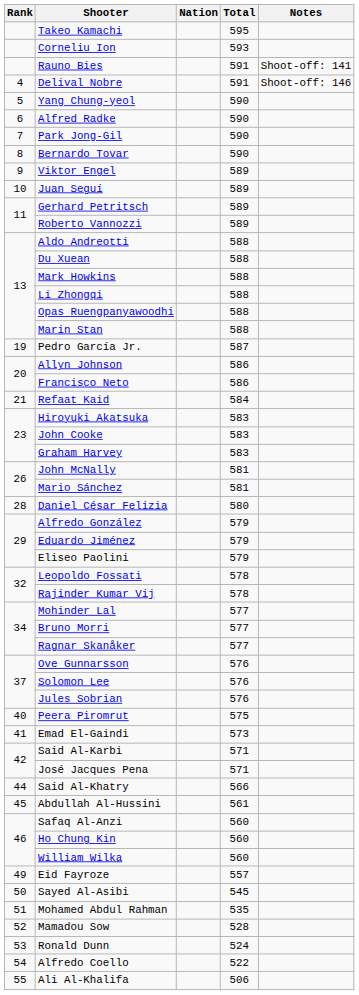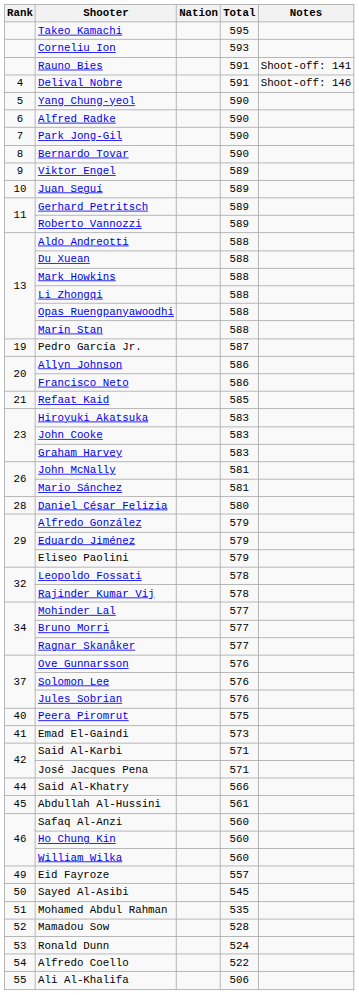(239, 400) 584 -> (239, 400) 585
